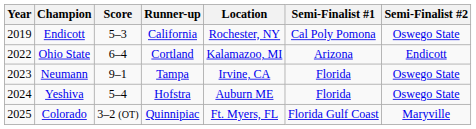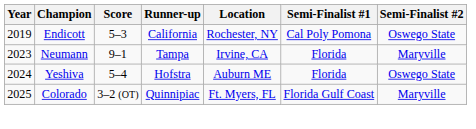- row: (64, 54)
(426, 74) Oswego State -> (422, 54) Maryville
